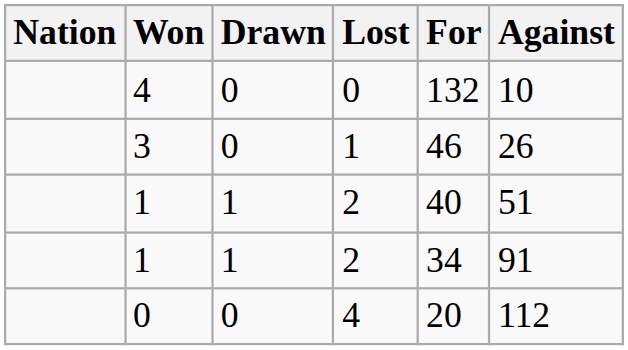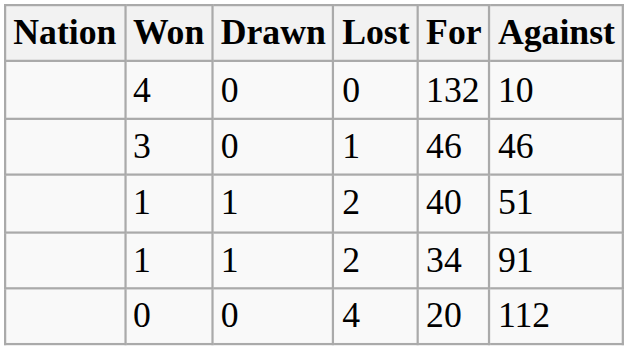(516, 145) 26 -> (516, 145) 46
